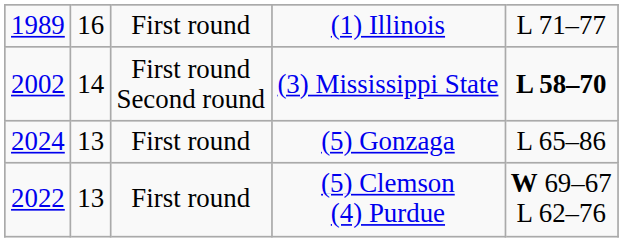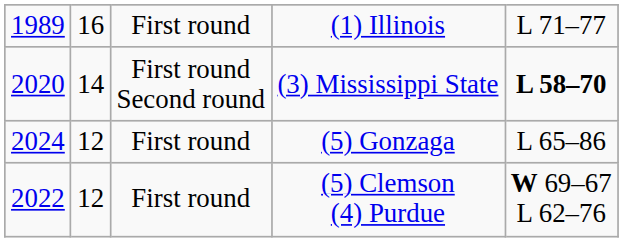(38, 83) 2002 -> (38, 83) 2020
(91, 141) 13 -> (91, 141) 12
(91, 199) 13 -> (91, 199) 12
